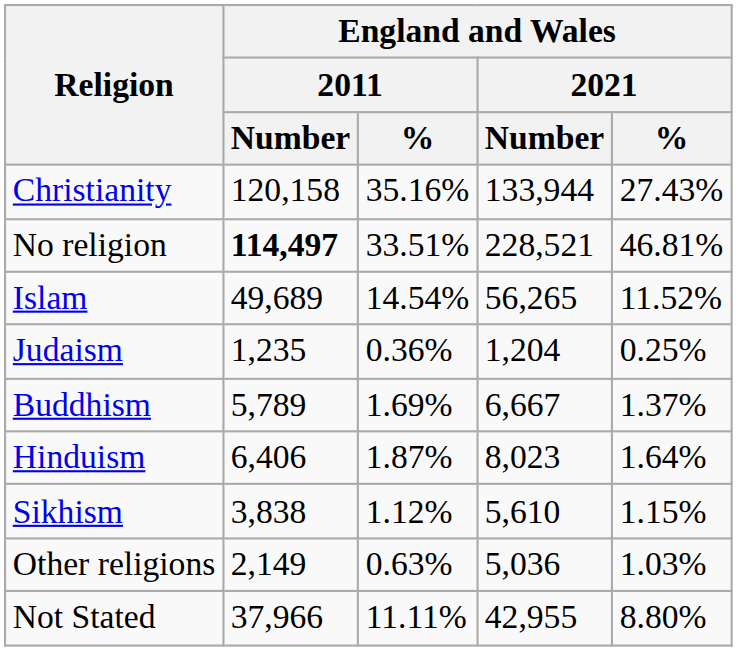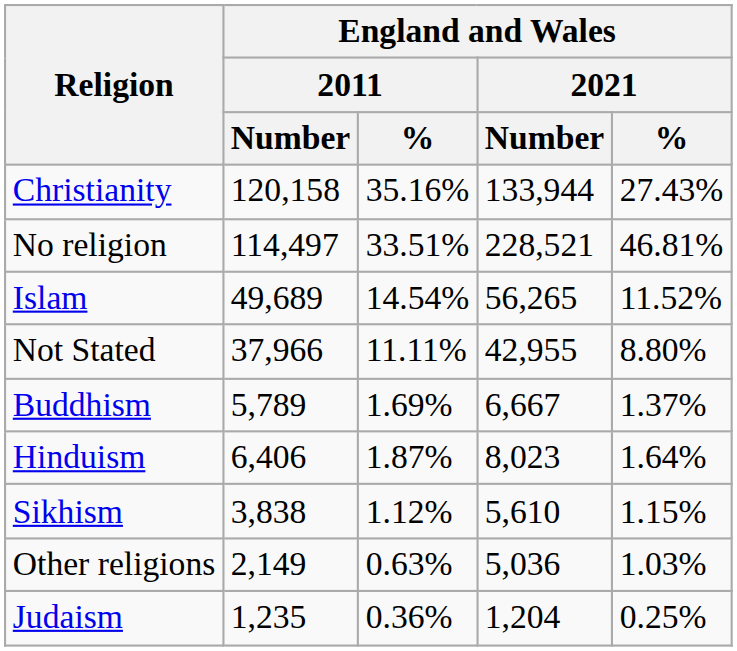(284, 244) bold -> (285, 244) normal
rows swapped: (68, 350) <-> (84, 617)
